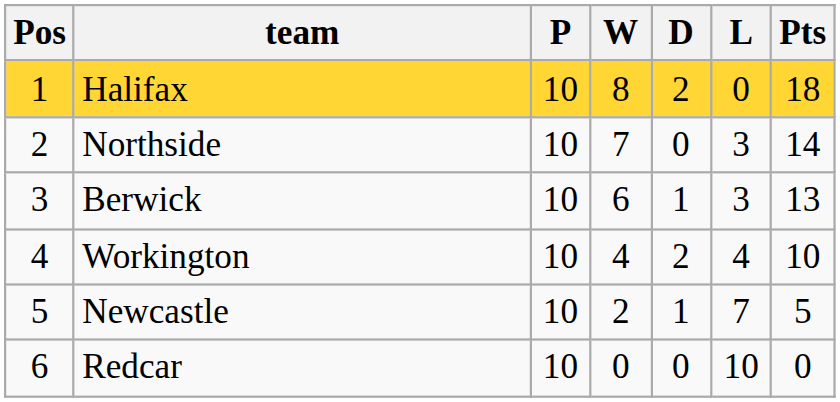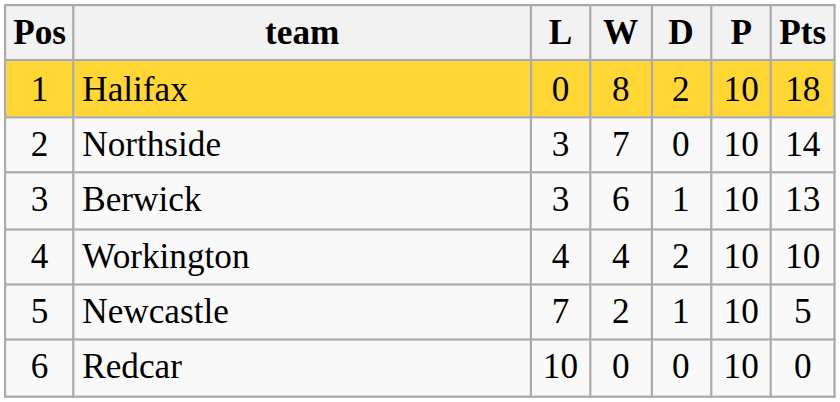columns swapped: (560, 32) <-> (741, 32)
